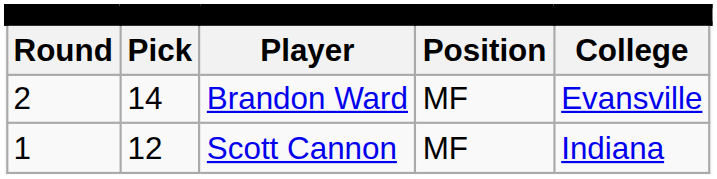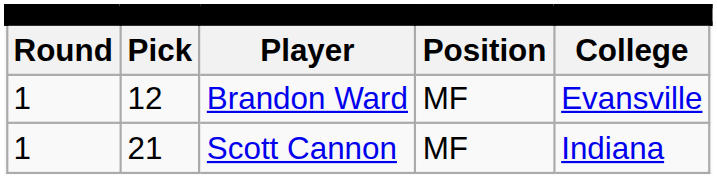(22, 99) 2 -> (22, 99) 1
(145, 99) 14 -> (145, 99) 12
(145, 149) 12 -> (145, 149) 21
